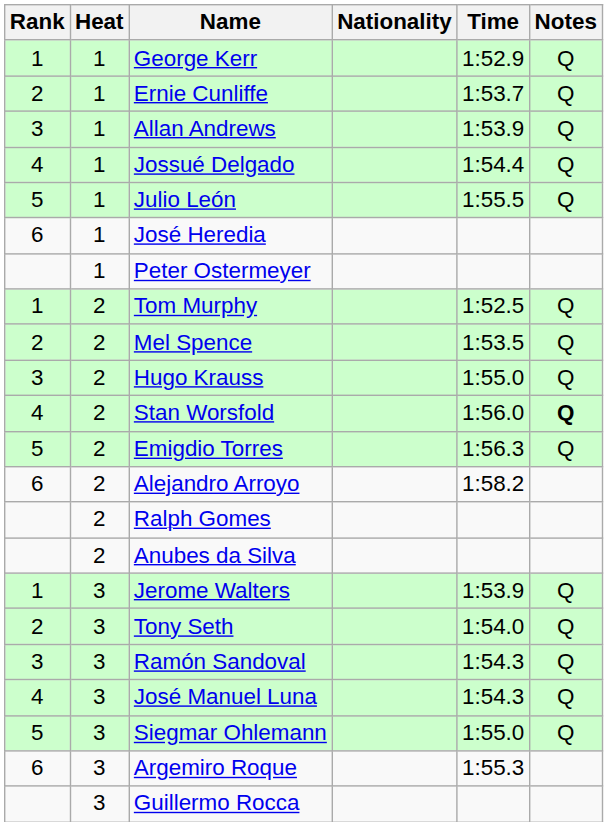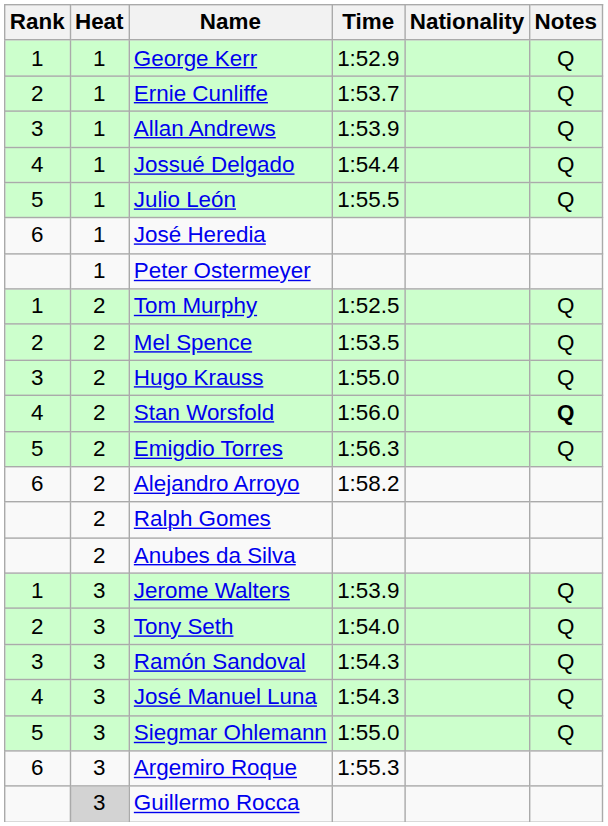columns swapped: (394, 22) <-> (493, 22)
(99, 803) no background -> (99, 803) lightgrey background
